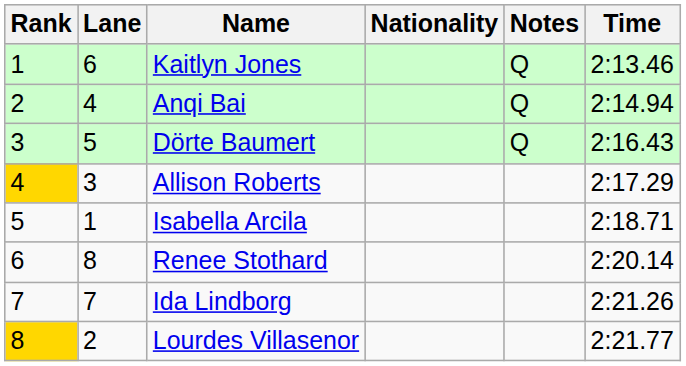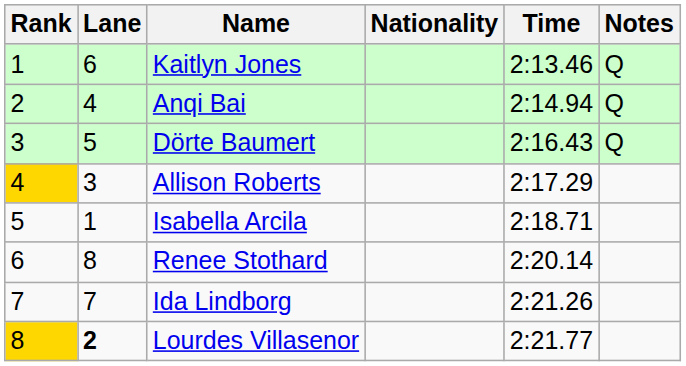columns swapped: (632, 24) <-> (544, 24)
(90, 340) normal -> (90, 340) bold
